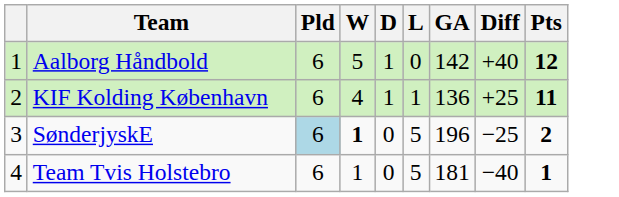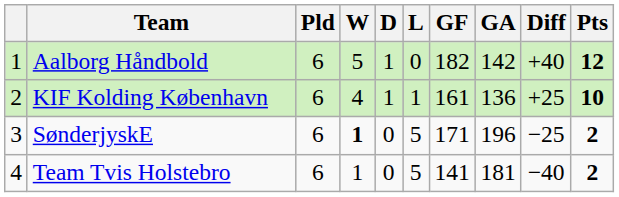+ column: (452, 23)
(546, 97) 11 -> (592, 97) 10
(318, 135) lightblue background -> (318, 135) no background
(546, 172) 1 -> (592, 172) 2
